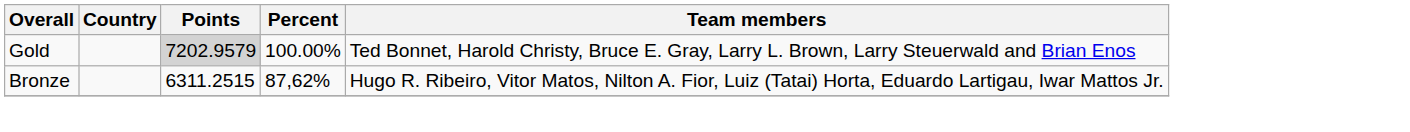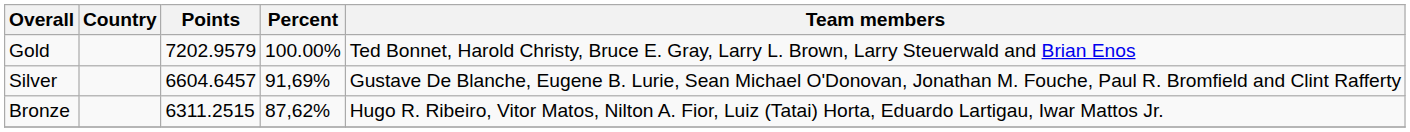(211, 50) lightgrey background -> (211, 50) no background
+ row: (33, 80)
